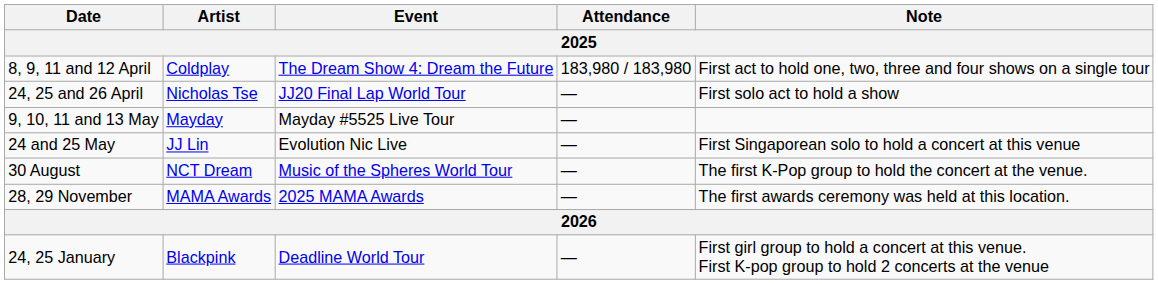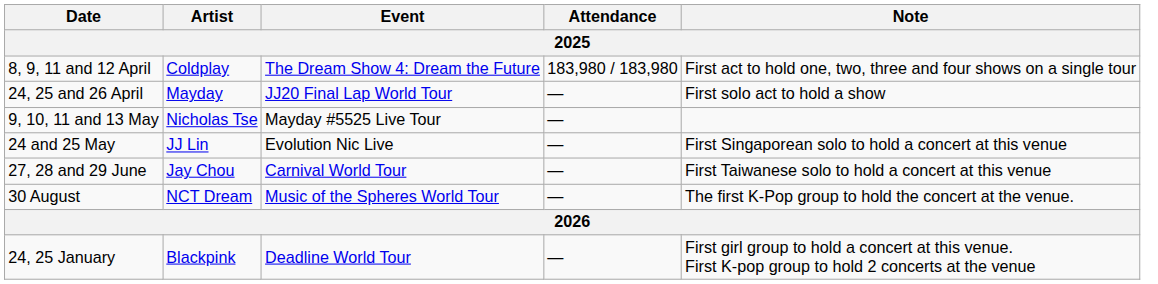(212, 94) Nicholas Tse -> (195, 94) Mayday
(195, 119) Mayday -> (212, 119) Nicholas Tse
+ row: (77, 171)
- row: (70, 196)
